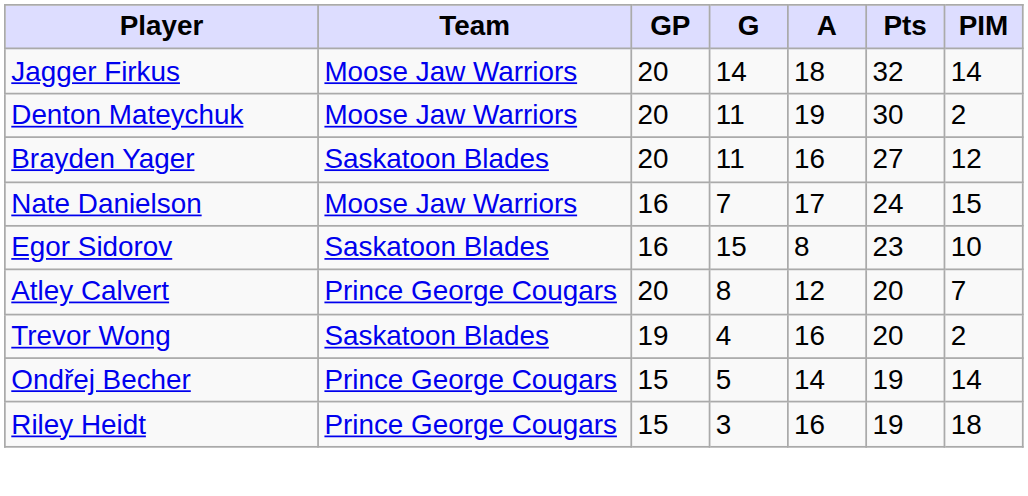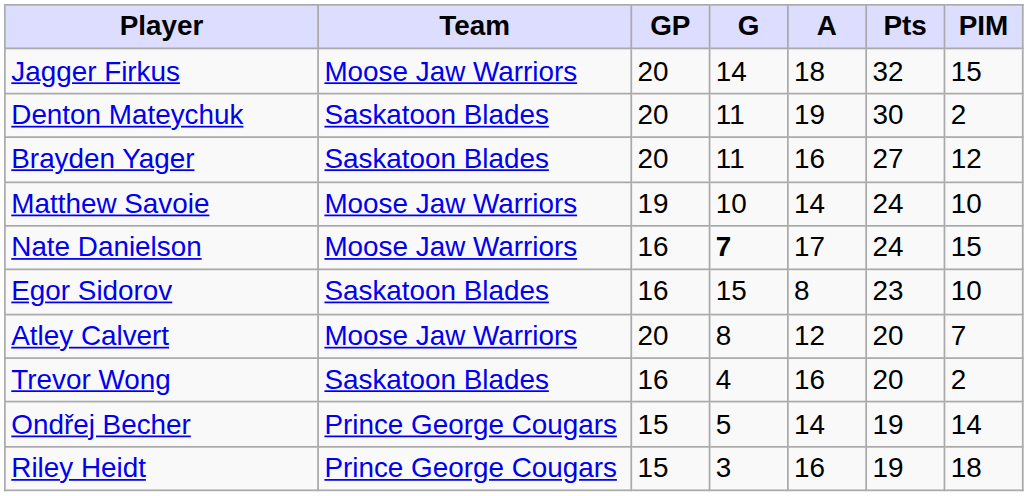(966, 70) 14 -> (966, 70) 15
(451, 114) Moose Jaw Warriors -> (437, 114) Saskatoon Blades
+ row: (110, 203)
(724, 203) normal -> (724, 247) bold
(471, 291) Prince George Cougars -> (451, 335) Moose Jaw Warriors
(653, 335) 19 -> (653, 379) 16
